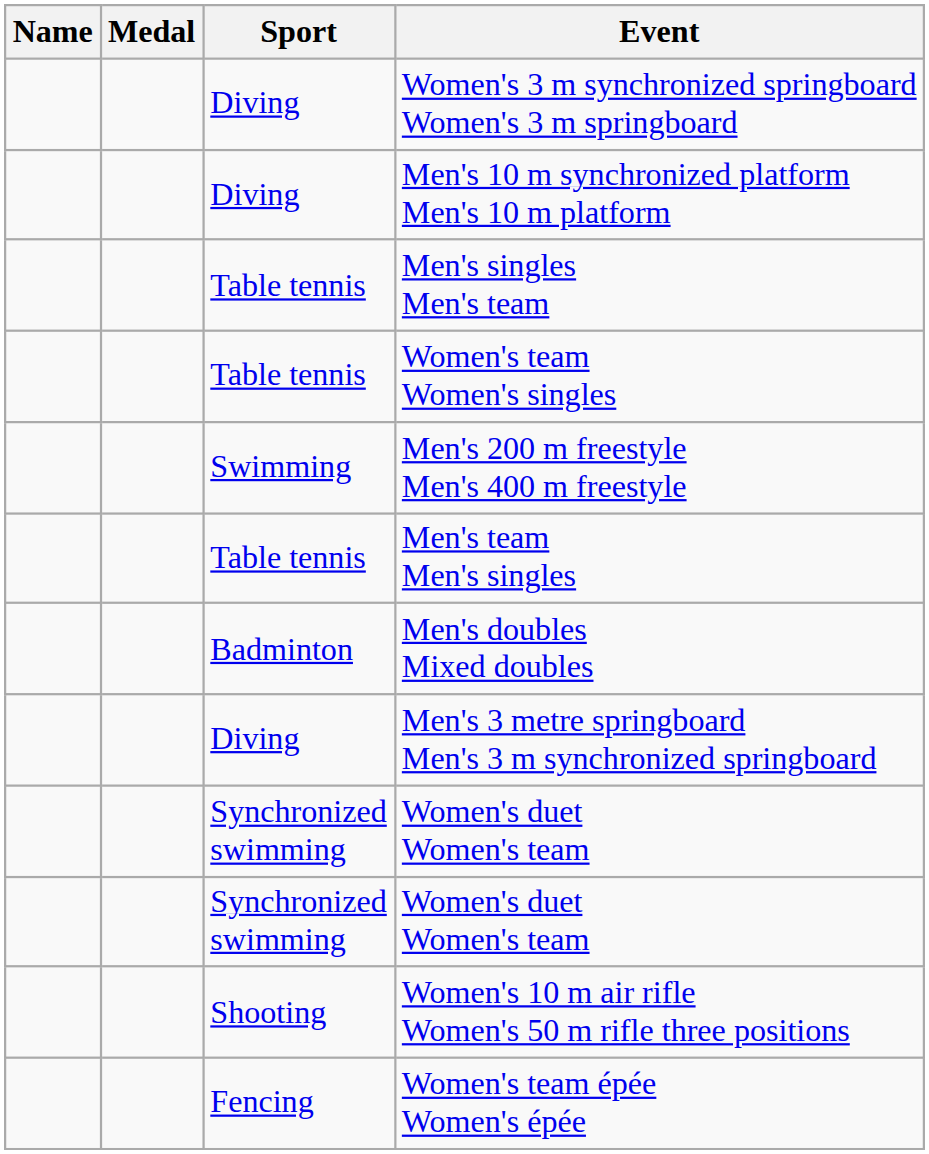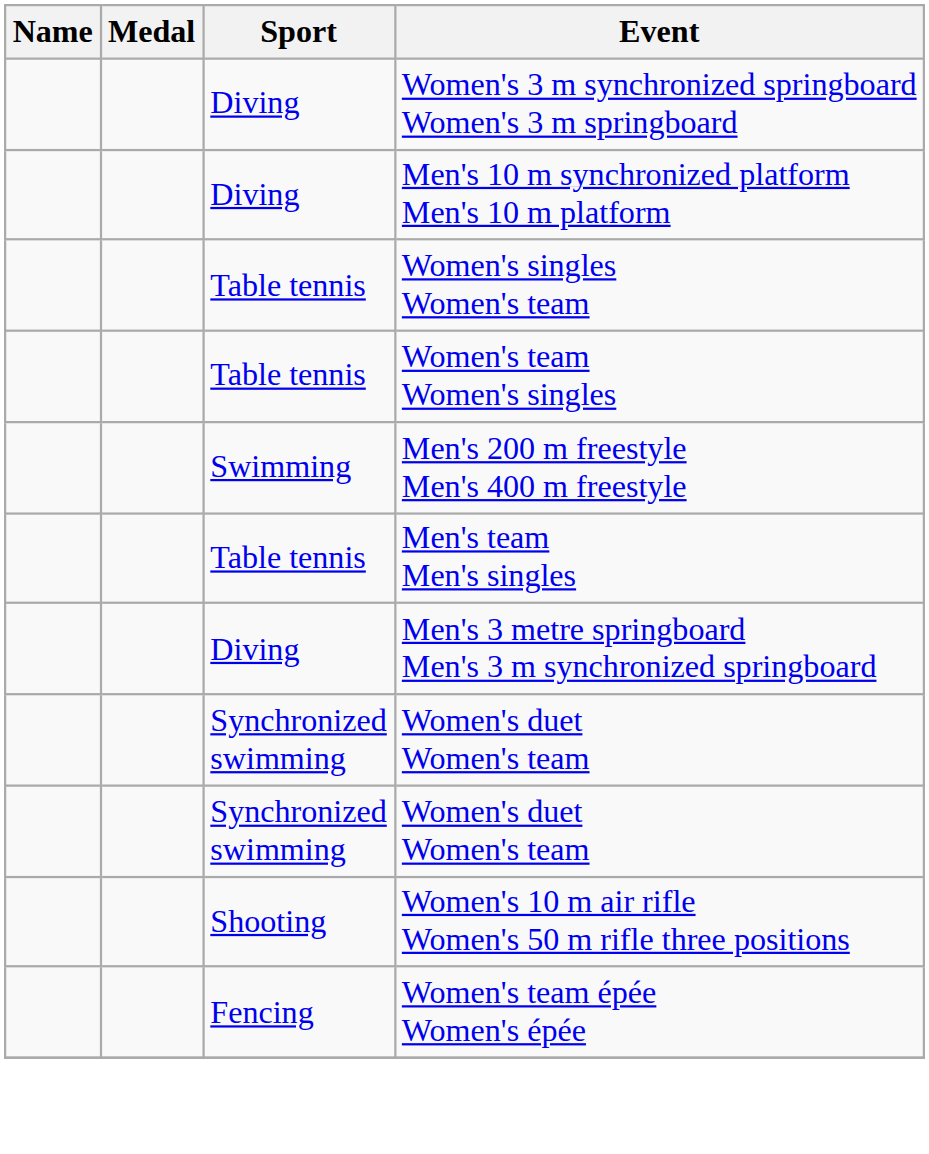+ row: (288, 285)
- row: (288, 285)
- row: (282, 648)
